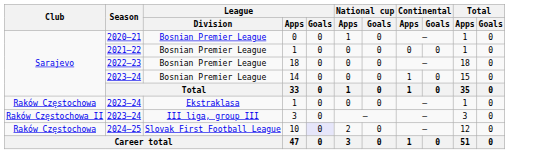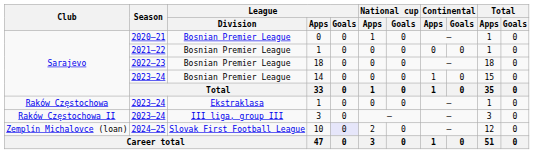(55, 129) Raków Częstochowa -> (67, 129) Zemplín Michalovce (loan)
